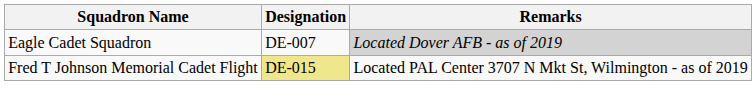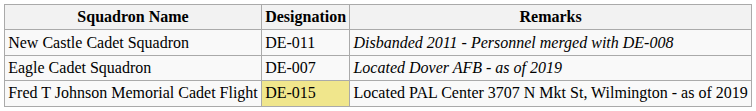+ row: (99, 42)
(458, 42) lightgrey background -> (458, 67) no background
